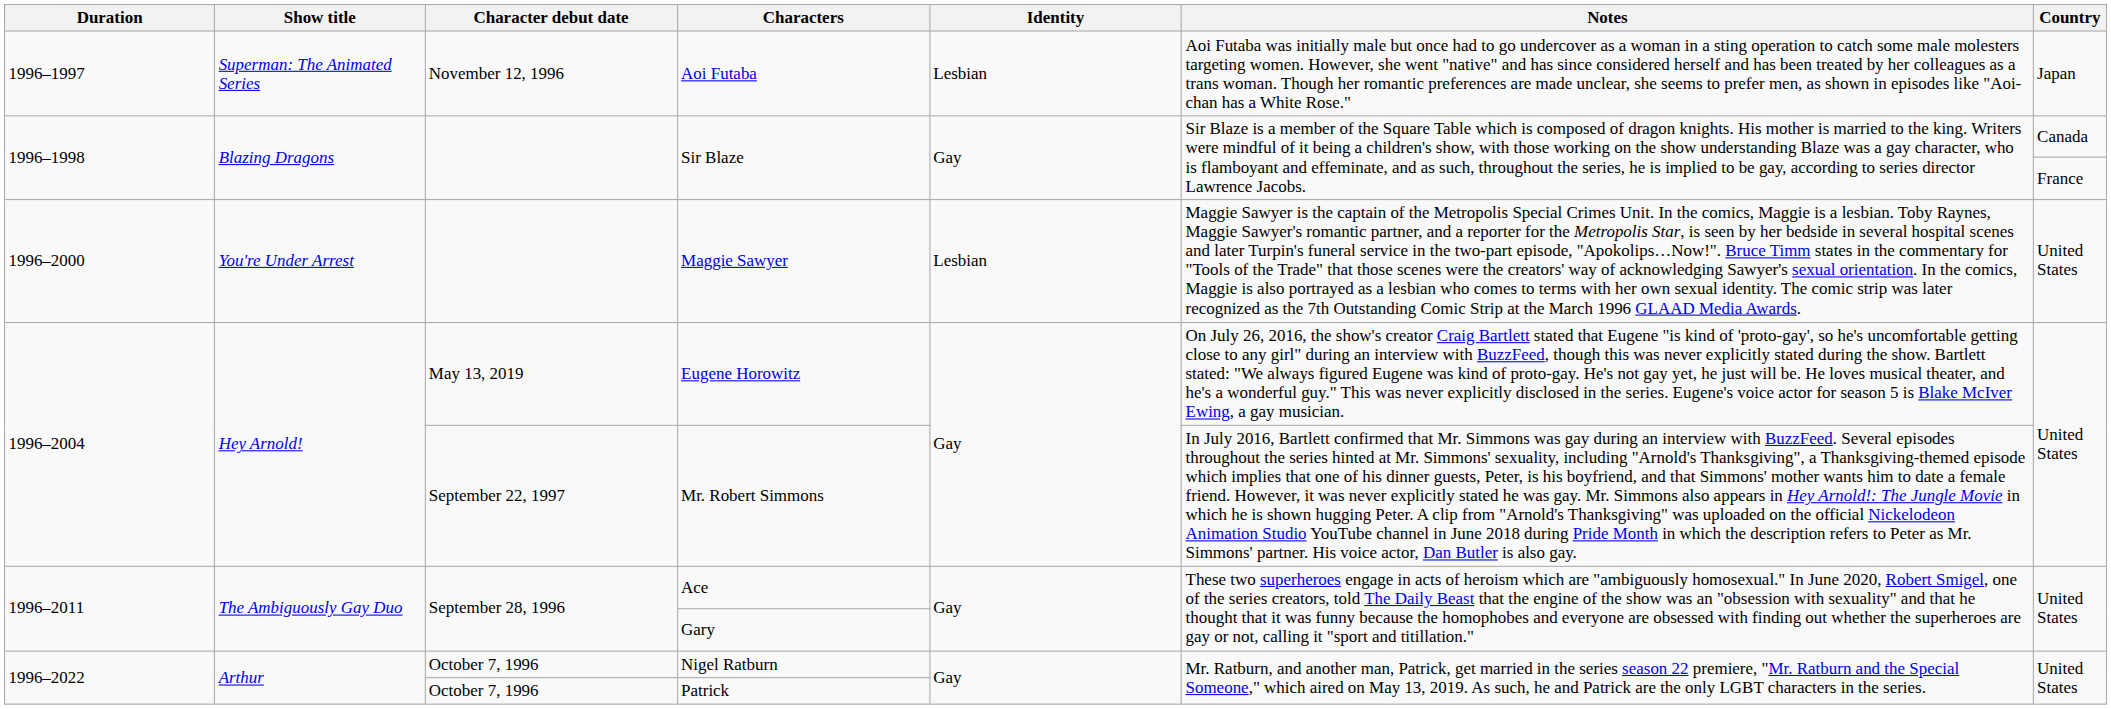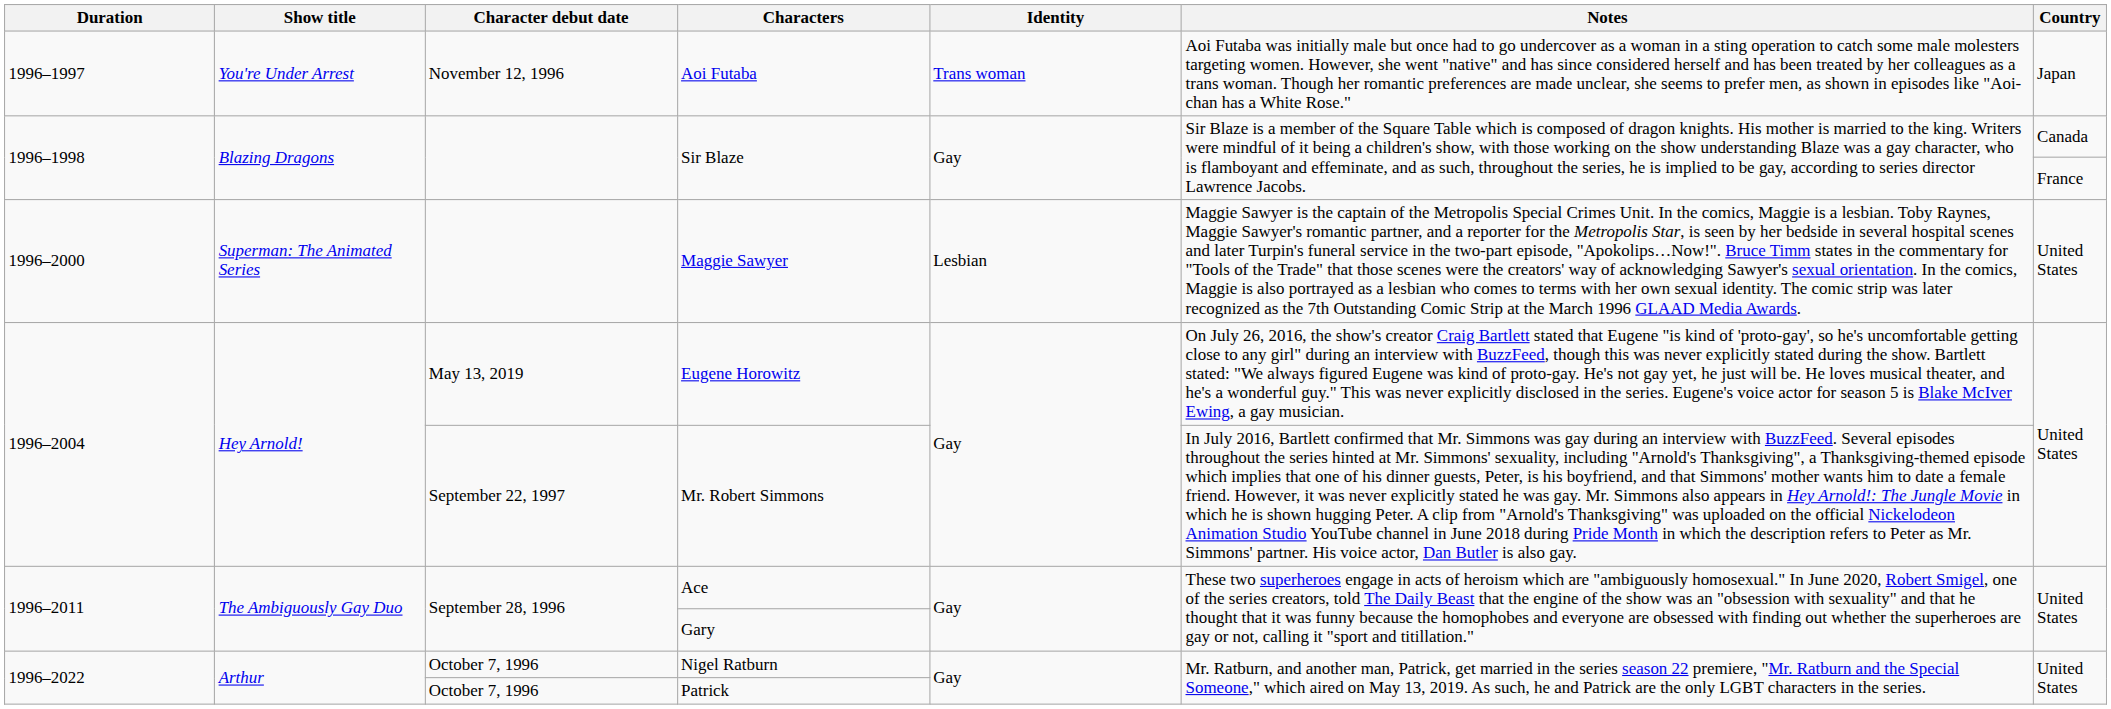(305, 73) Superman: The Animated Series -> (286, 73) You're Under Arrest
(960, 73) Lesbian -> (979, 73) Trans woman
(286, 260) You're Under Arrest -> (305, 260) Superman: The Animated Series
